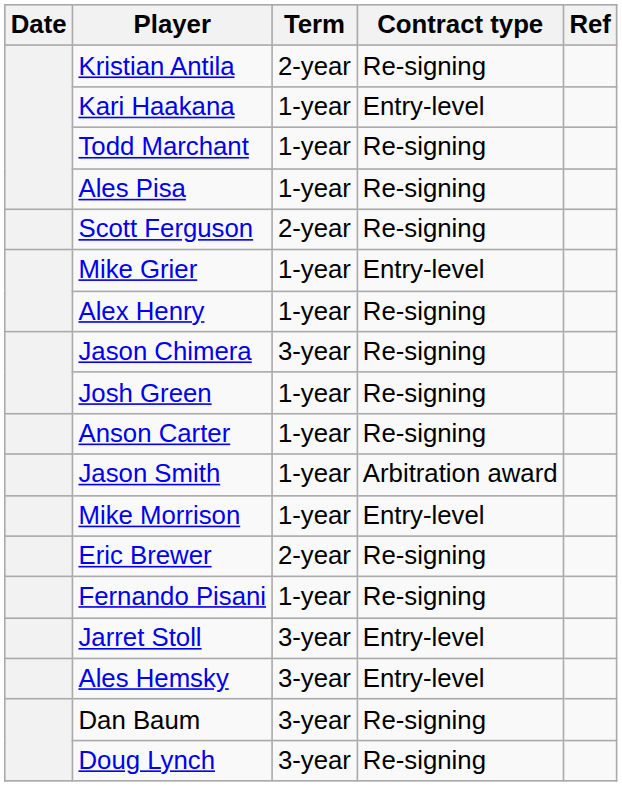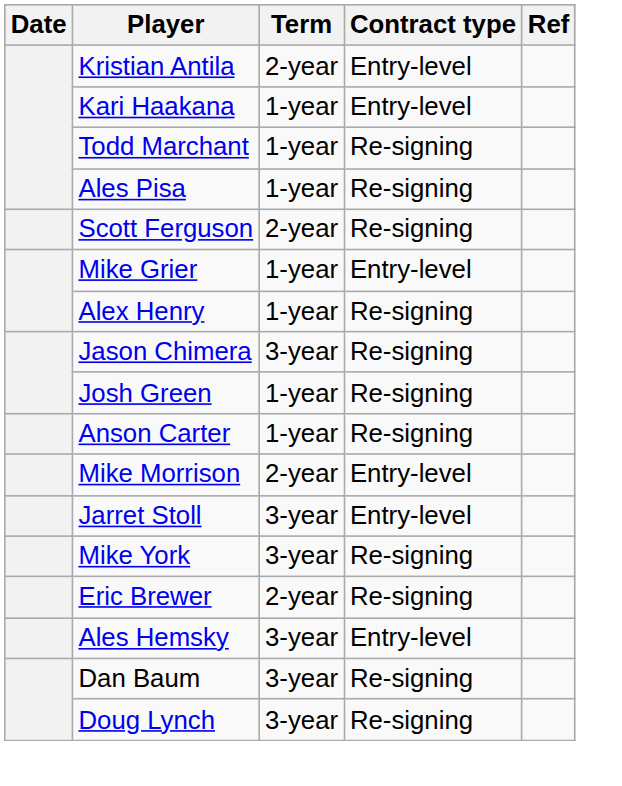(424, 65) Re-signing -> (411, 65) Entry-level
- row: (149, 474)
(314, 515) 1-year -> (302, 474) 2-year
rows swapped: (140, 637) <-> (145, 556)
- row: (172, 596)
+ row: (134, 556)
